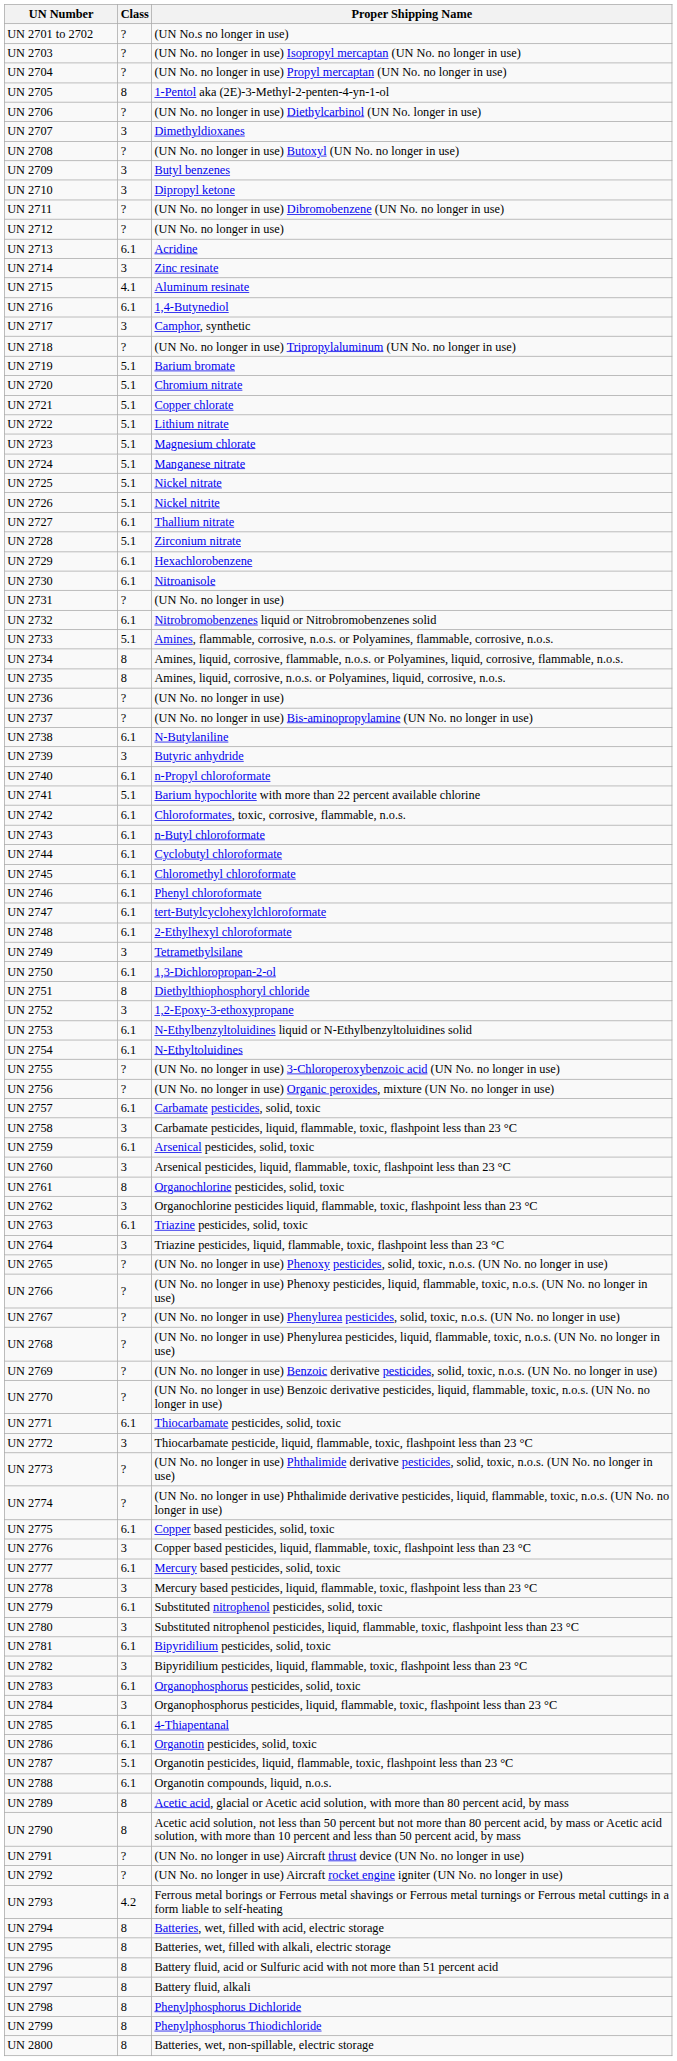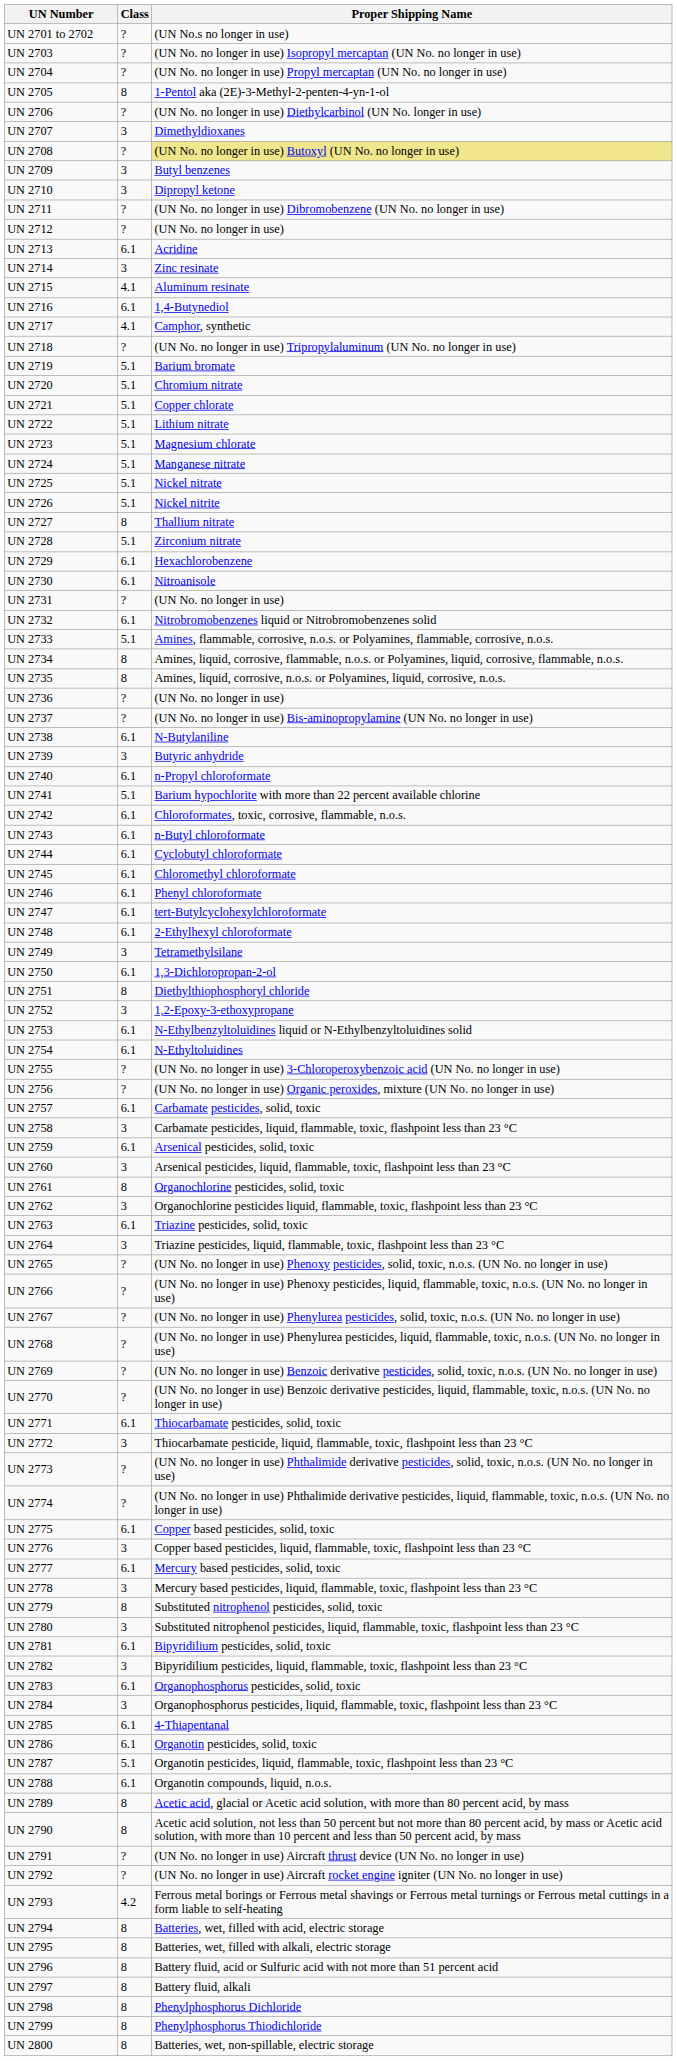(307, 151) no background -> (307, 151) khaki background
(124, 326) 3 -> (128, 326) 4.1
(128, 522) 6.1 -> (124, 522) 8
(128, 1607) 6.1 -> (124, 1607) 8
